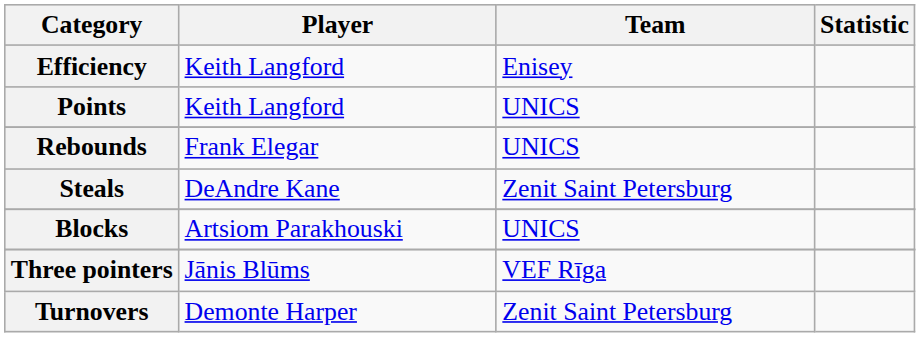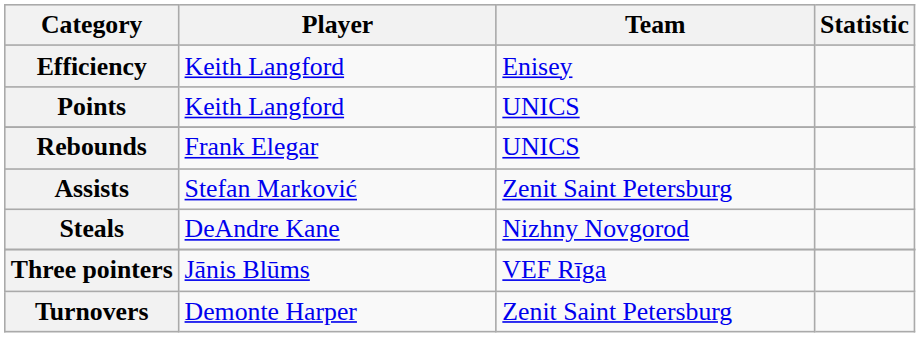+ row: (92, 188)
(617, 188) Zenit Saint Petersburg -> (596, 229) Nizhny Novgorod
- row: (92, 229)
